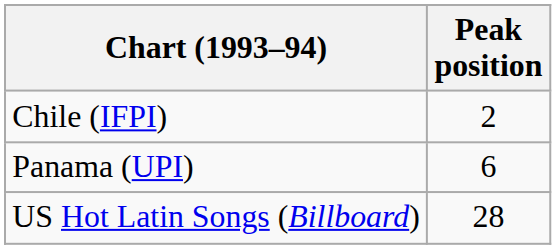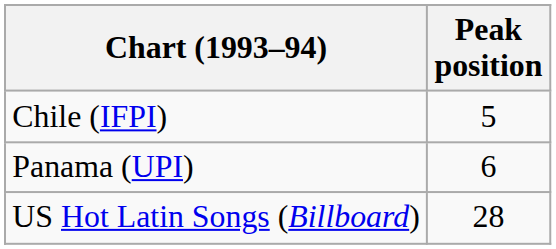(488, 116) 2 -> (488, 116) 5
